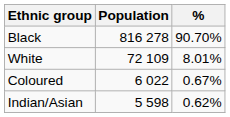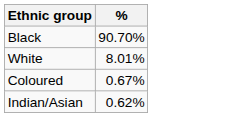- column: (134, 15)
